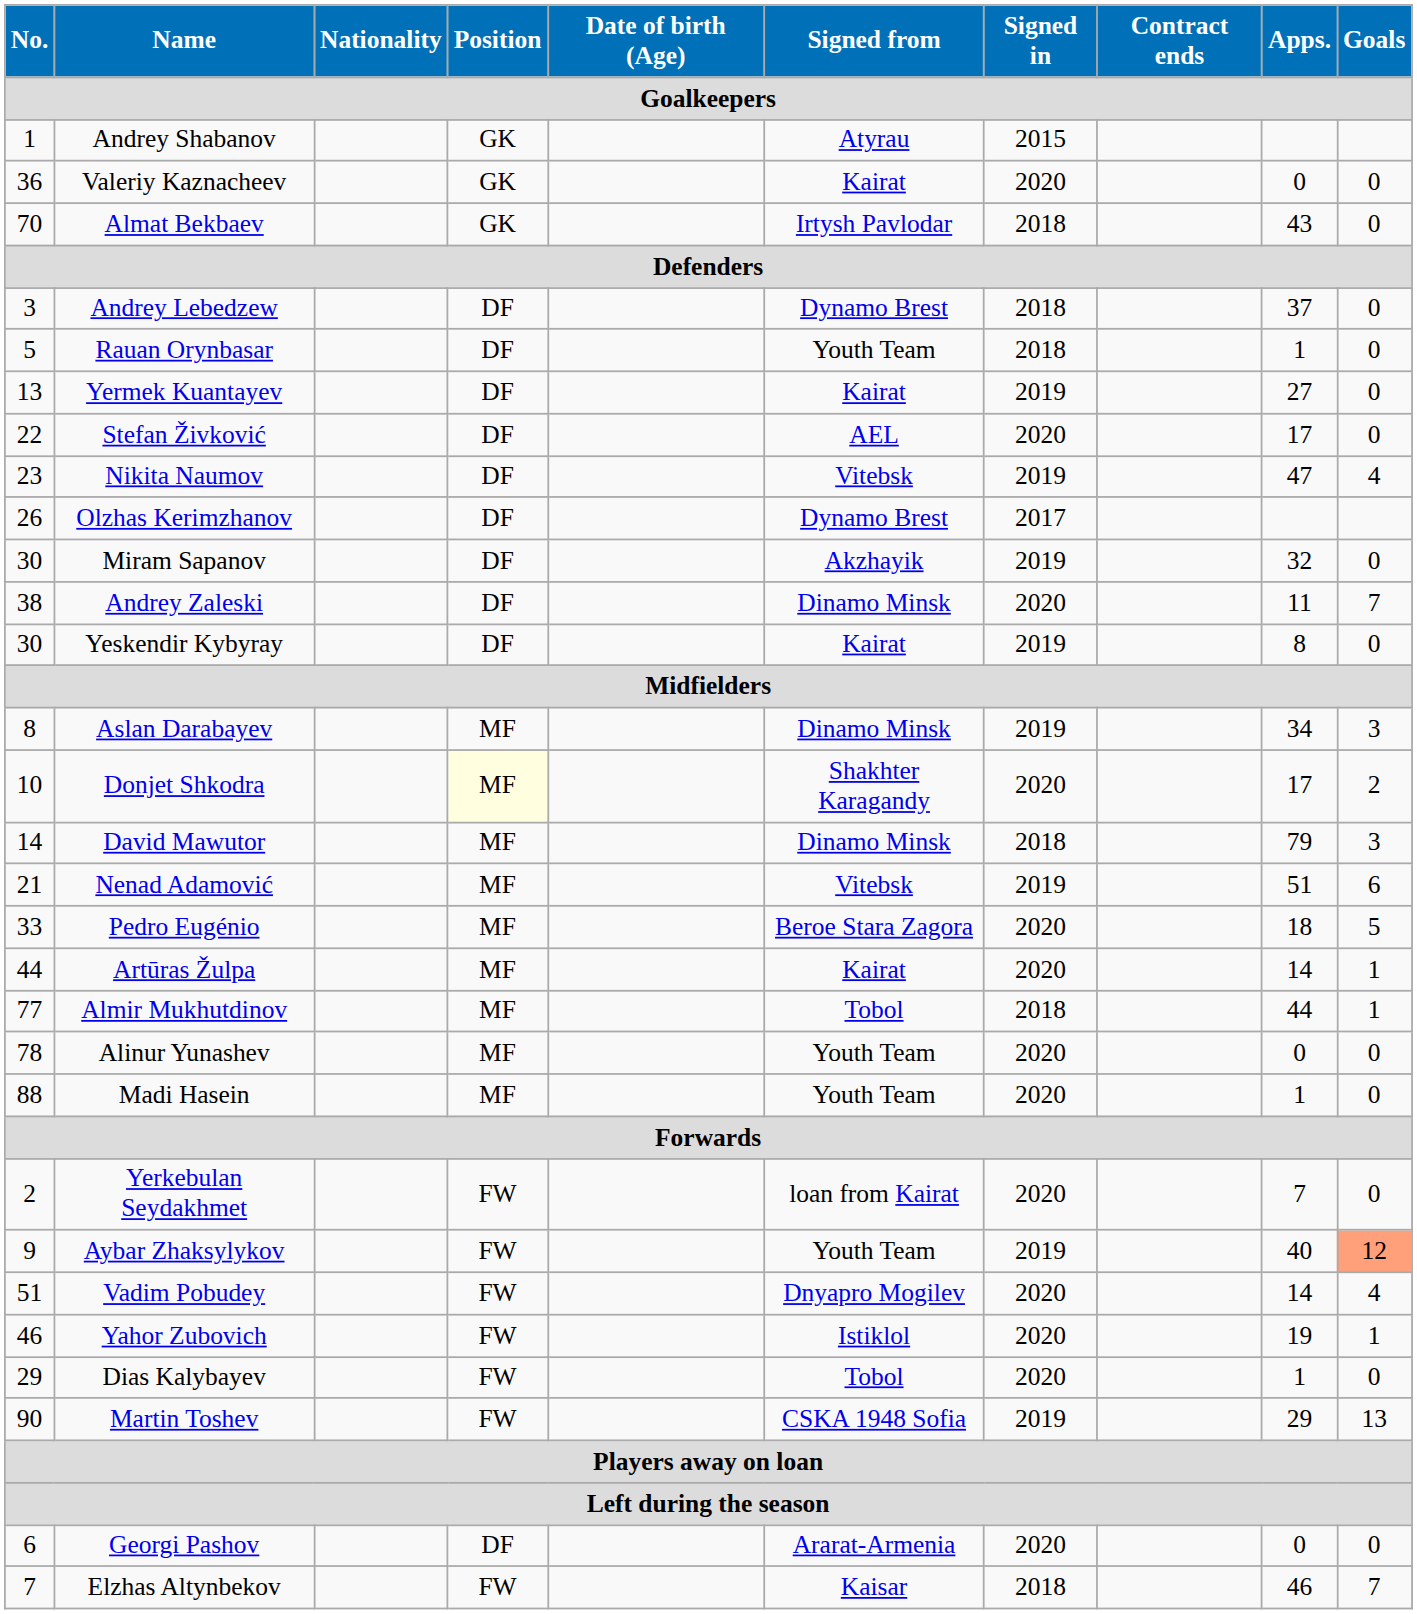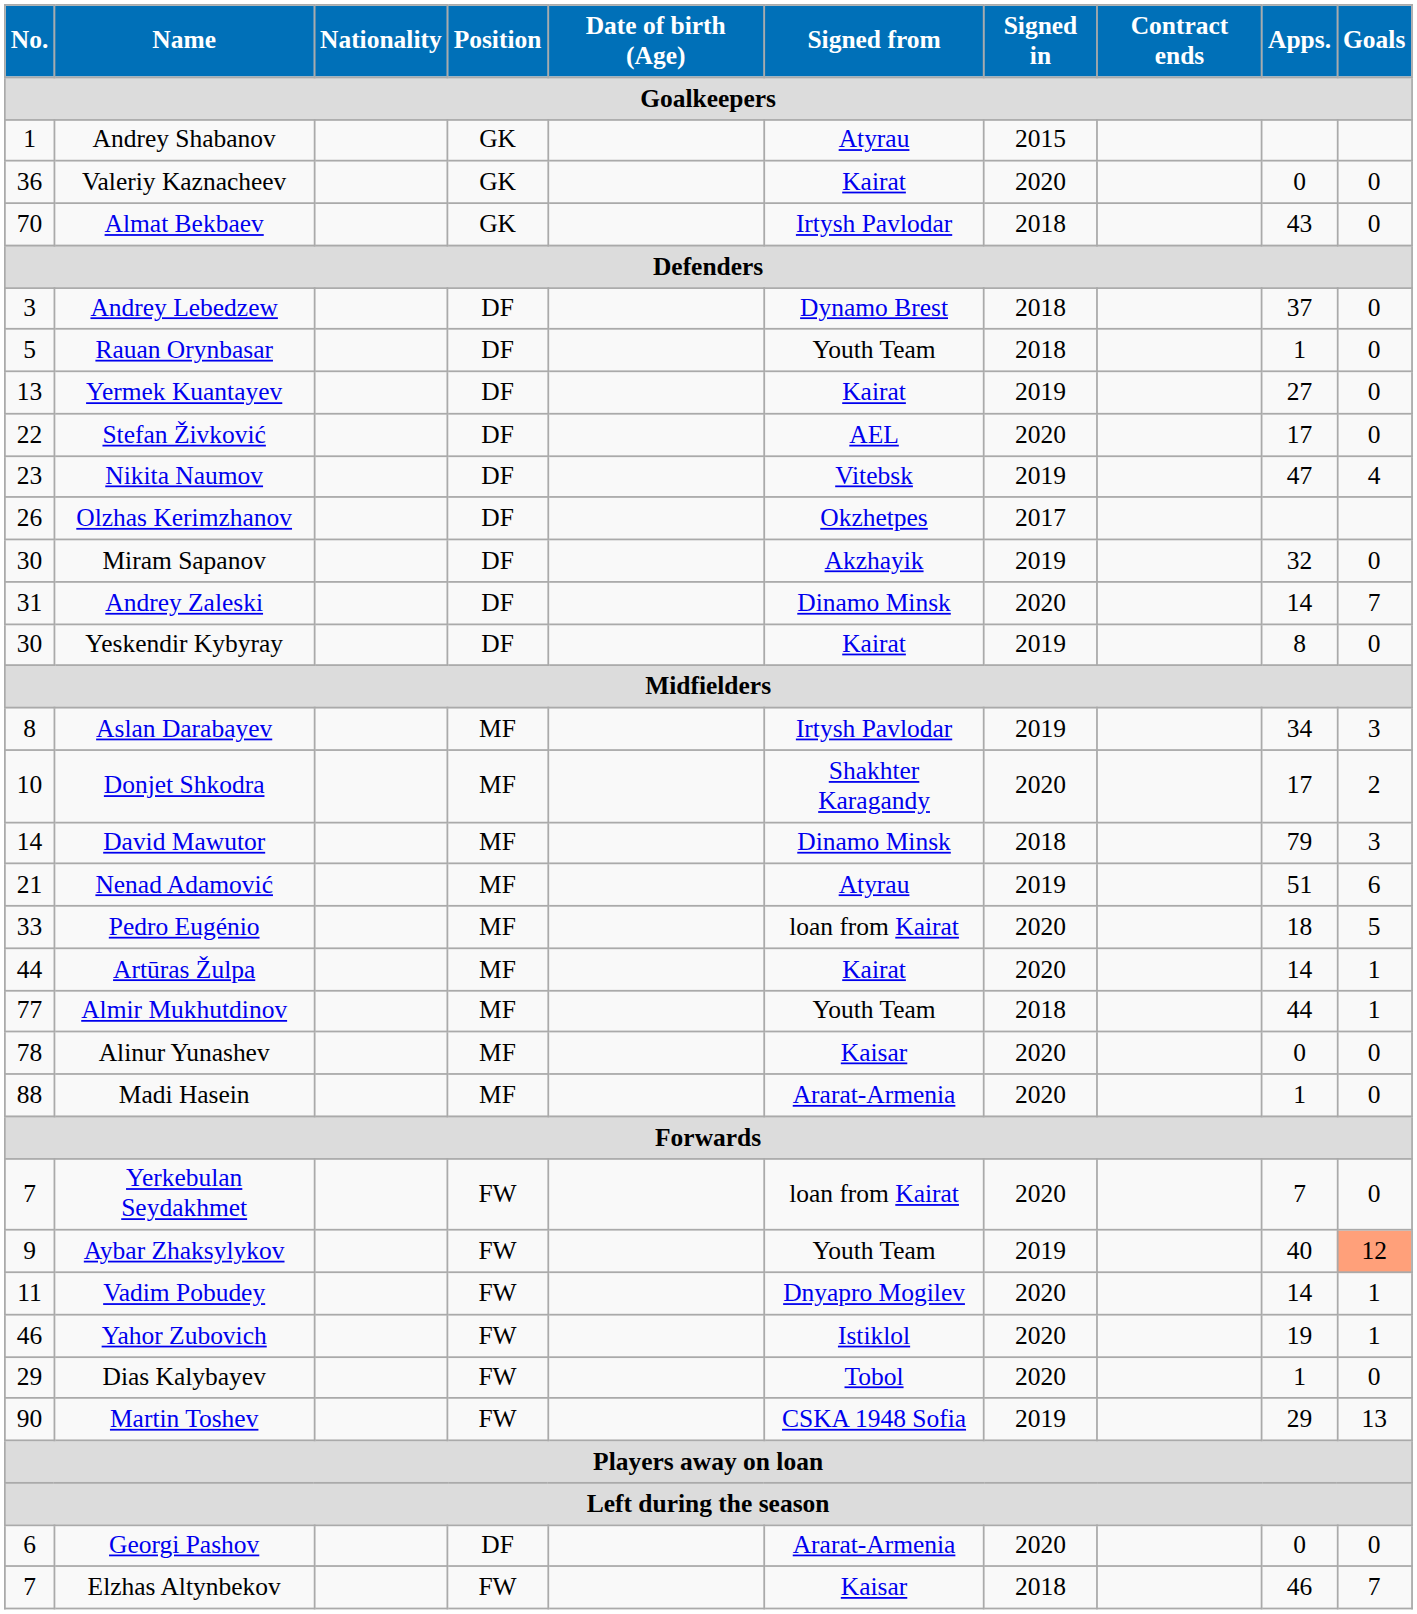(874, 518) Dynamo Brest -> (874, 518) Okzhetpes
(30, 602) 38 -> (30, 602) 31
(1300, 602) 11 -> (1300, 602) 14
(874, 728) Dinamo Minsk -> (874, 728) Irtysh Pavlodar
(498, 785) lightyellow background -> (498, 785) no background
(874, 884) Vitebsk -> (874, 884) Atyrau
(874, 926) Beroe Stara Zagora -> (874, 926) loan from Kairat
(874, 1010) Tobol -> (874, 1010) Youth Team
(874, 1052) Youth Team -> (874, 1052) Kaisar
(874, 1094) Youth Team -> (874, 1094) Ararat-Armenia
(30, 1194) 2 -> (30, 1194) 7
(30, 1293) 51 -> (30, 1293) 11
(1374, 1293) 4 -> (1374, 1293) 1
